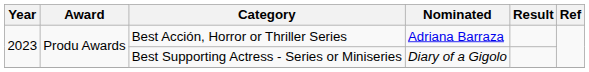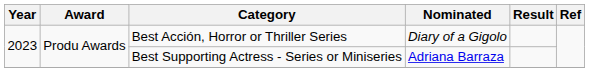(456, 36) Adriana Barraza -> (457, 36) Diary of a Gigolo
(457, 57) Diary of a Gigolo -> (456, 57) Adriana Barraza
